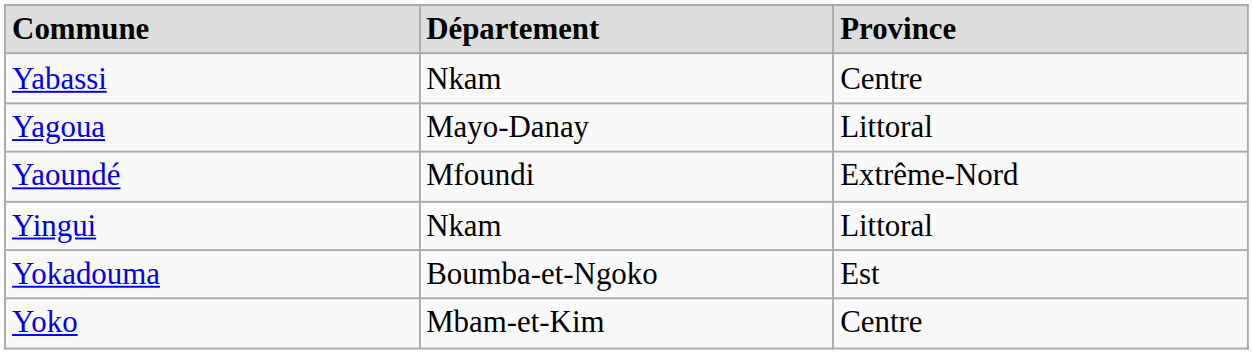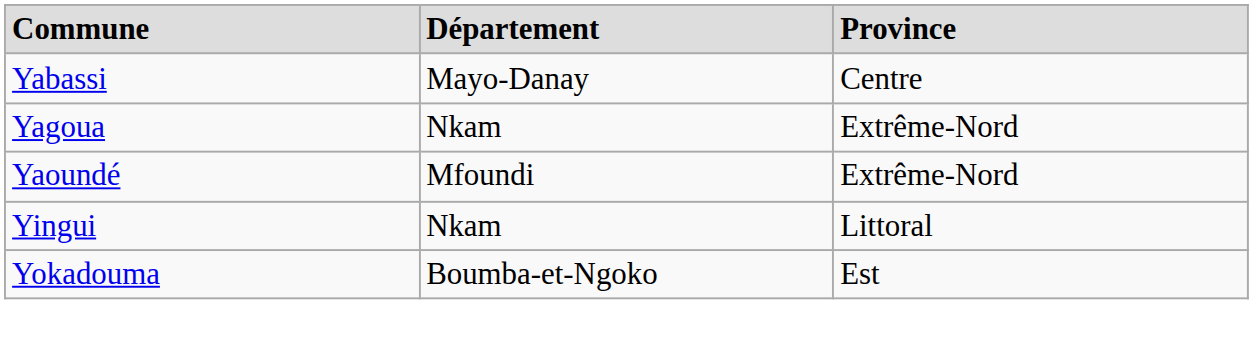(464, 77) Nkam -> (508, 77) Mayo-Danay
(508, 126) Mayo-Danay -> (464, 126) Nkam
(886, 126) Littoral -> (929, 126) Extrême-Nord
- row: (45, 322)
